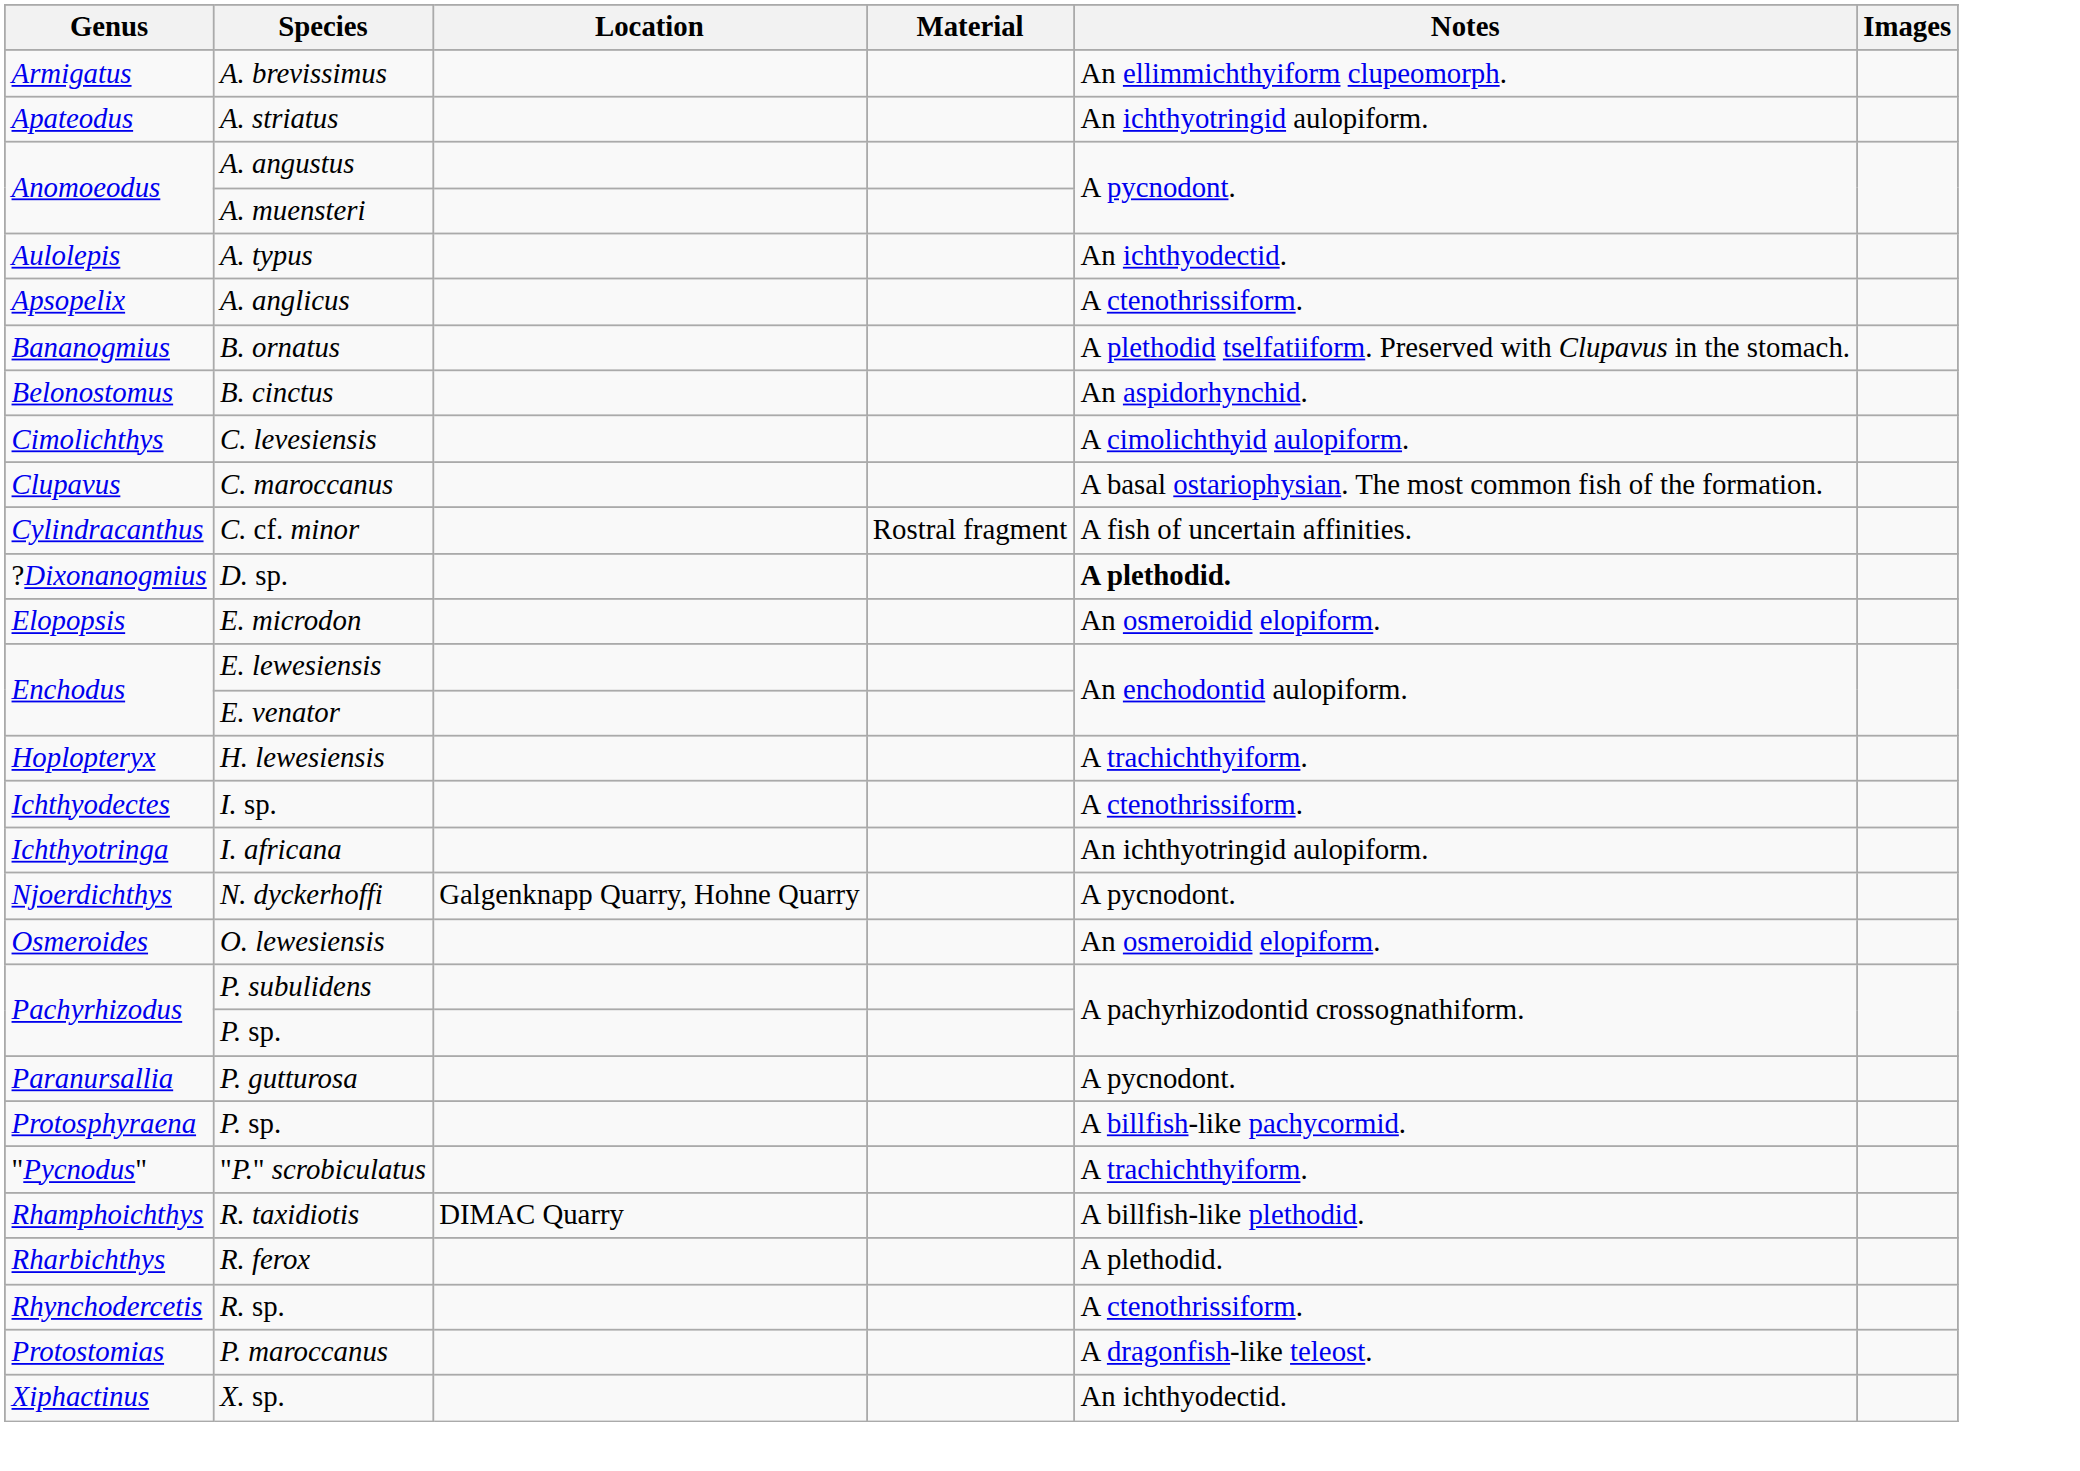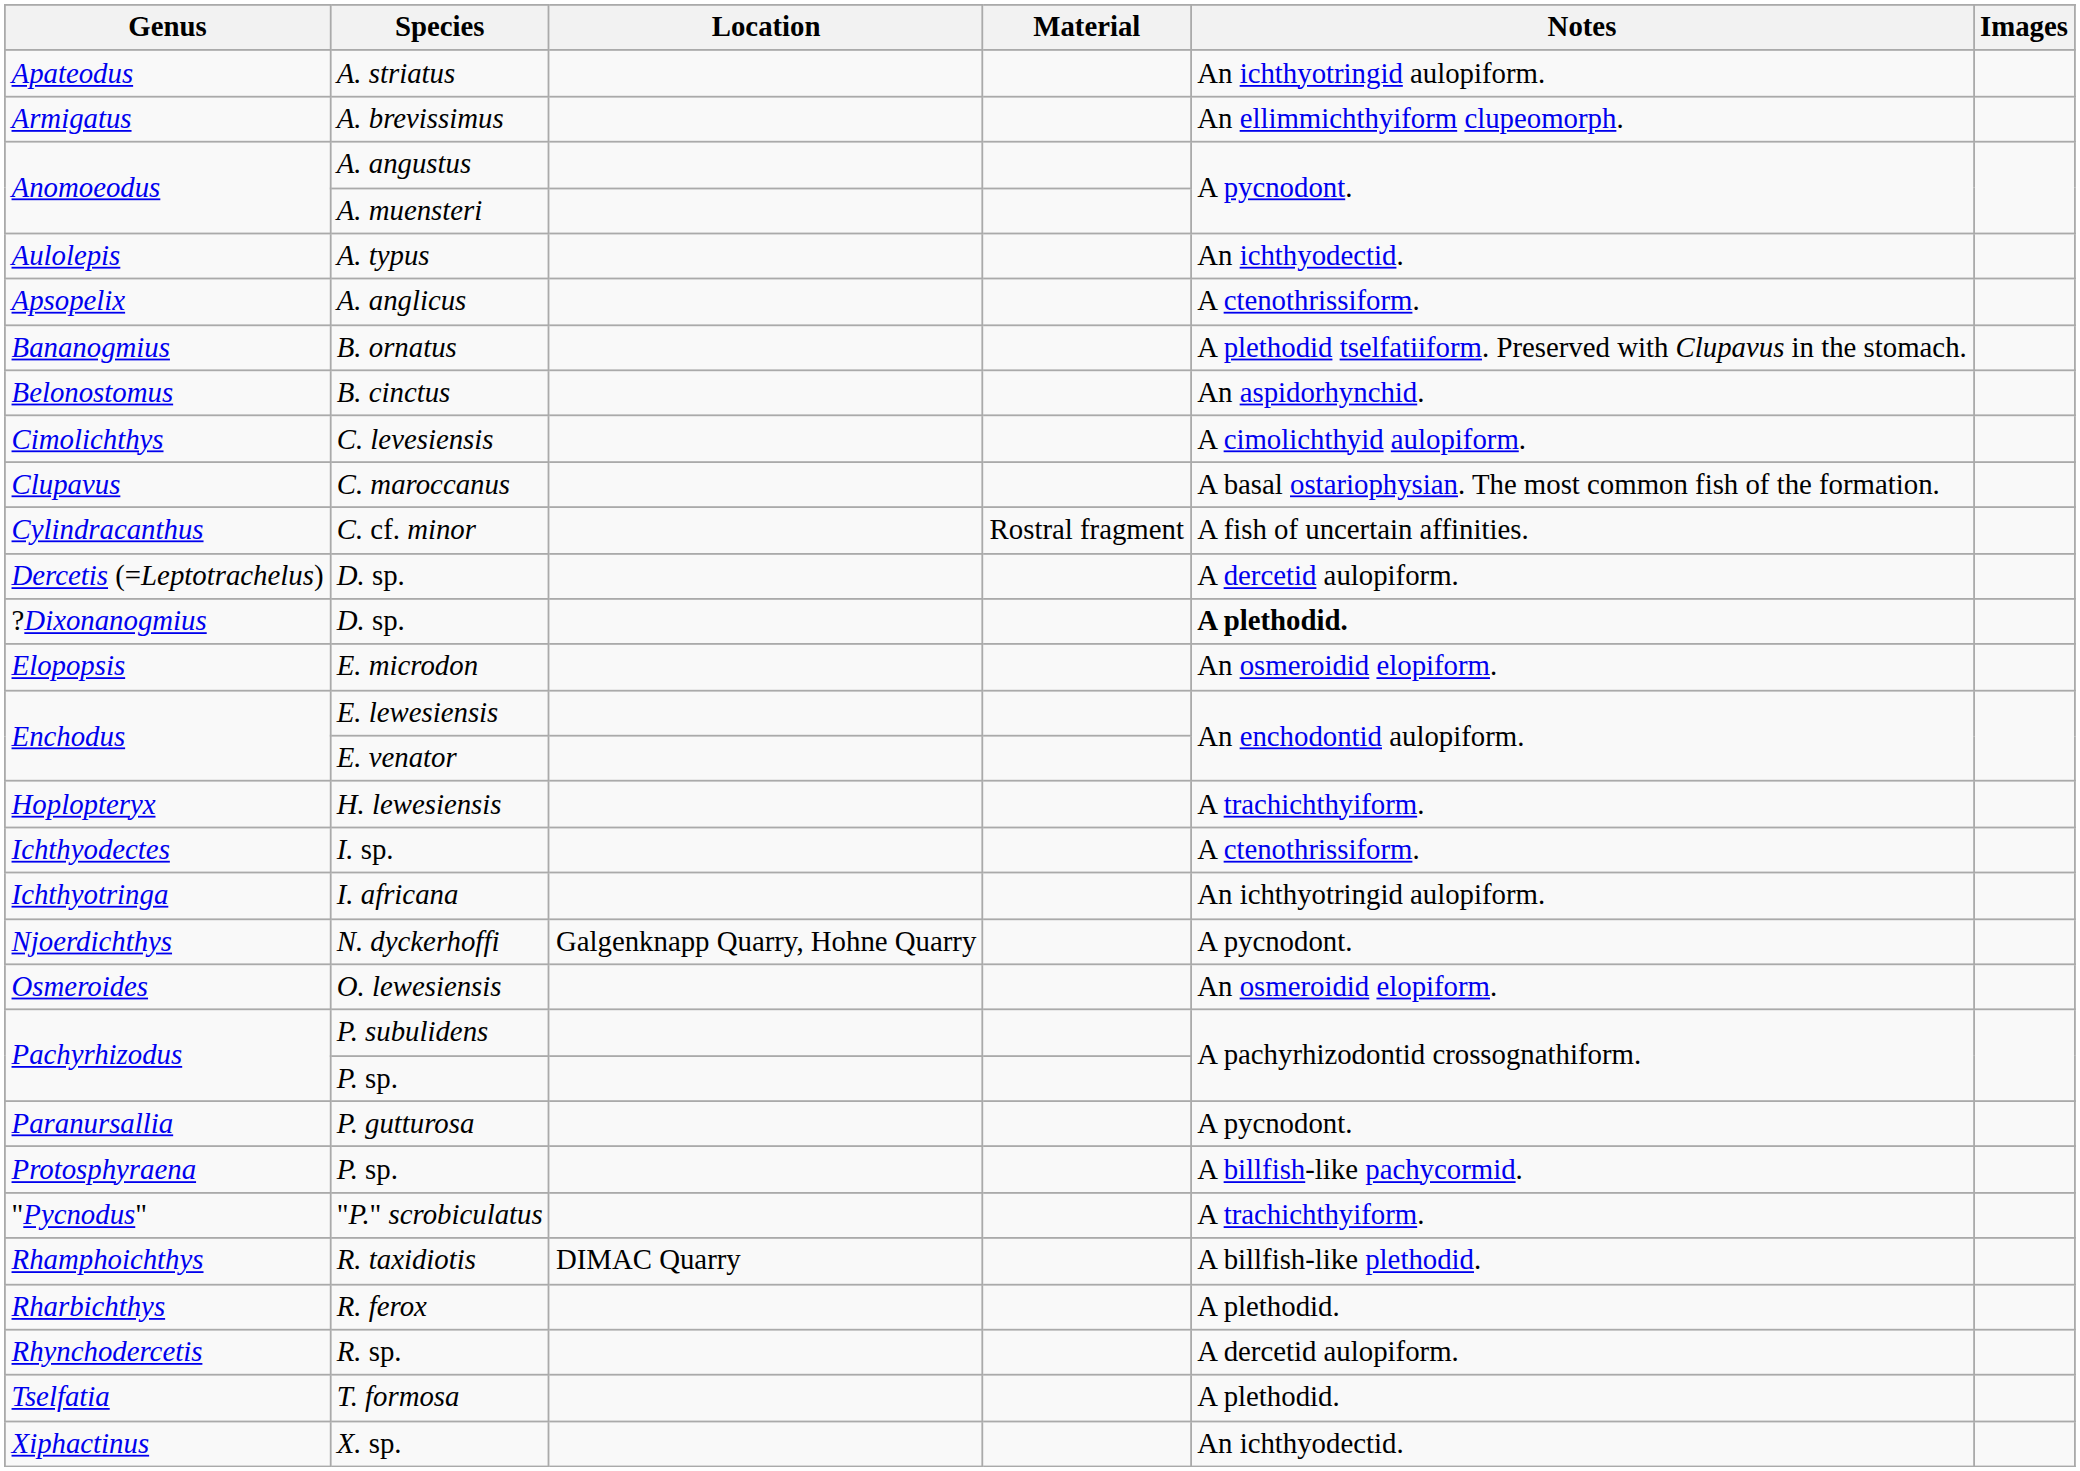rows swapped: (72, 118) <-> (72, 73)
+ row: (168, 575)
(1192, 1306) A ctenothrissiform. -> (1328, 1351) A dercetid aulopiform.
- row: (88, 1351)
+ row: (61, 1397)
